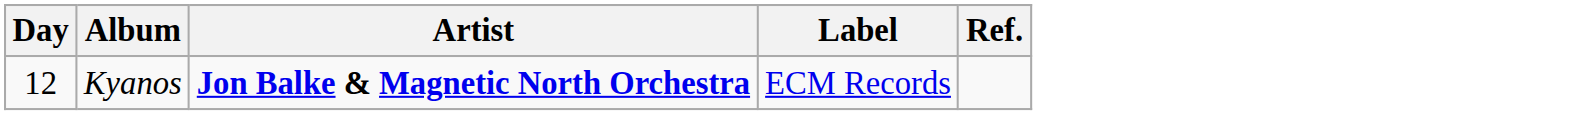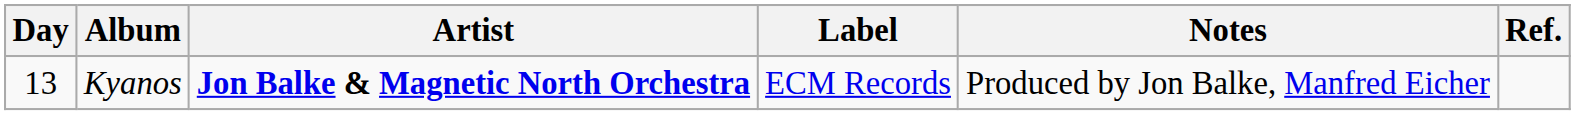+ column: (1228, 30)
(41, 82) 12 -> (41, 82) 13
